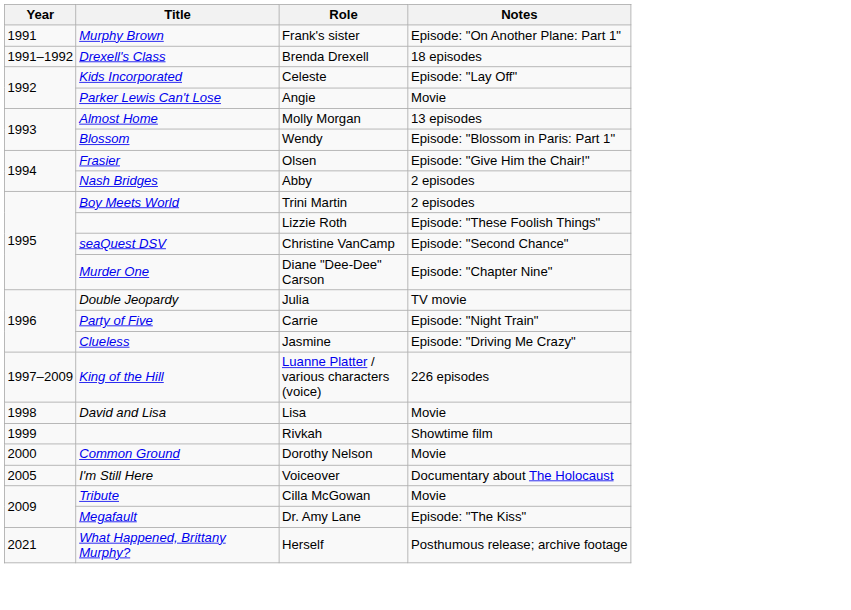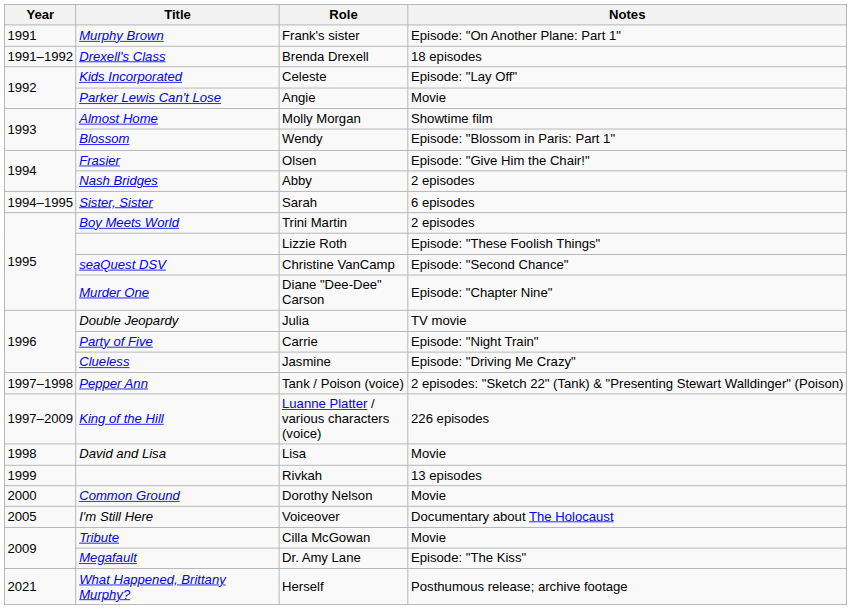(446, 118) 13 episodes -> (452, 118) Showtime film
+ row: (300, 202)
+ row: (343, 383)
(452, 433) Showtime film -> (446, 475) 13 episodes
